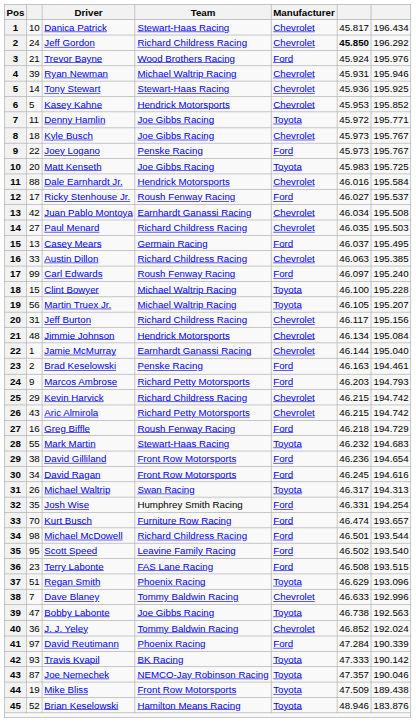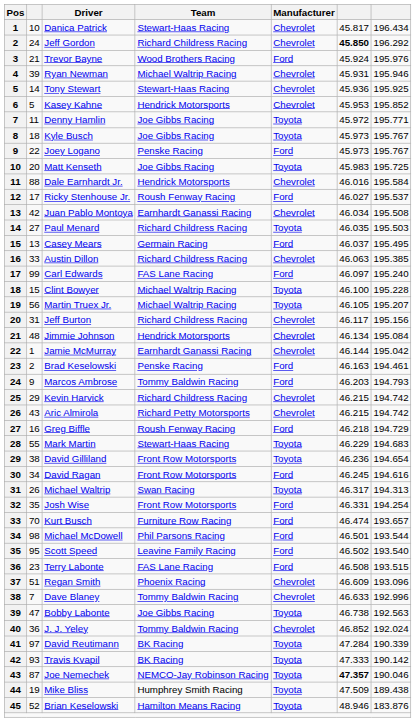(294, 135) Chevrolet -> (288, 135) Toyota
(294, 228) Chevrolet -> (288, 228) Toyota
(186, 274) Roush Fenway Racing -> (175, 274) FAS Lane Racing
(391, 351) 195.040 -> (391, 351) 195.042
(194, 382) Richard Petty Motorsports -> (188, 382) Tommy Baldwin Racing
(354, 443) 46.232 -> (354, 443) 46.229
(283, 459) Ford -> (288, 459) Toyota
(190, 505) Humphrey Smith Racing -> (187, 505) Front Row Motorsports
(192, 536) Richard Childress Racing -> (181, 536) Phil Parsons Racing
(288, 582) Toyota -> (294, 582) Chevrolet
(354, 582) 46.629 -> (354, 582) 46.609
(171, 644) Phoenix Racing -> (160, 644) BK Racing
(283, 644) Ford -> (288, 644) Toyota
(354, 674) normal -> (354, 674) bold
(187, 690) Front Row Motorsports -> (190, 690) Humphrey Smith Racing
